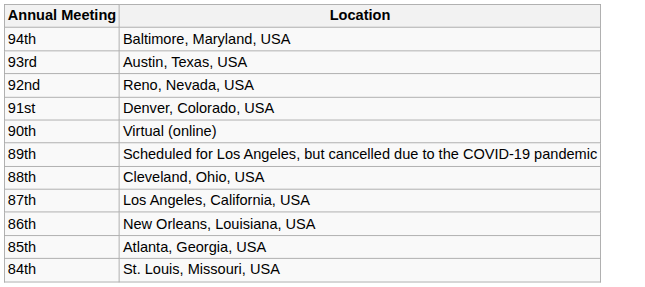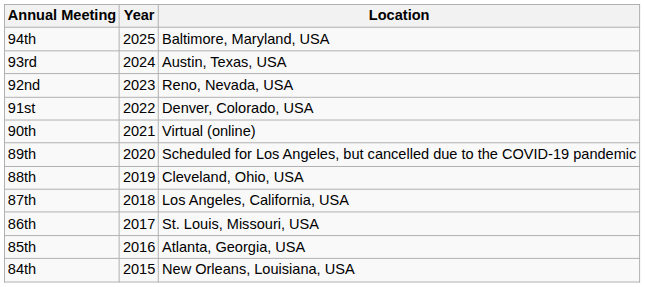+ column: (139, 16)
(219, 223) New Orleans, Louisiana, USA -> (241, 223) St. Louis, Missouri, USA
(201, 270) St. Louis, Missouri, USA -> (258, 270) New Orleans, Louisiana, USA
